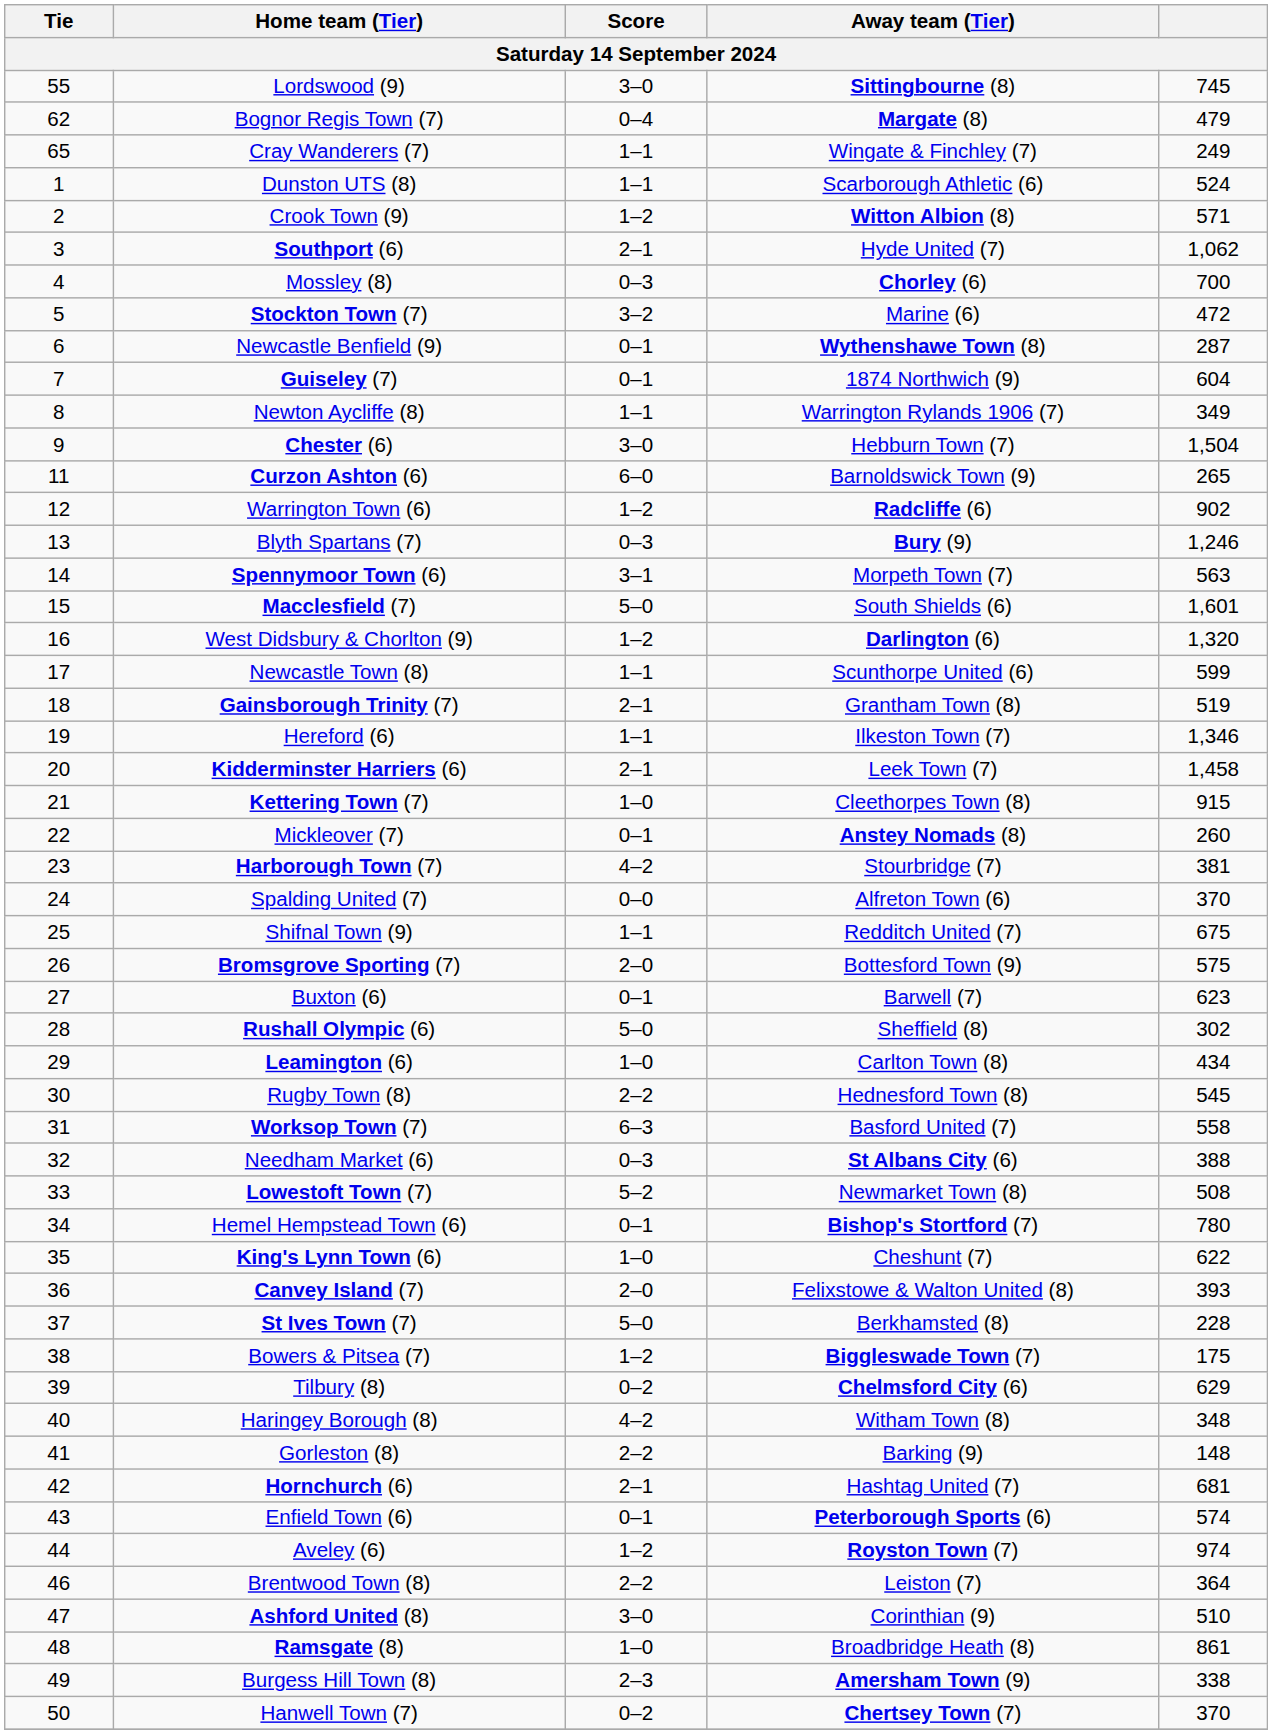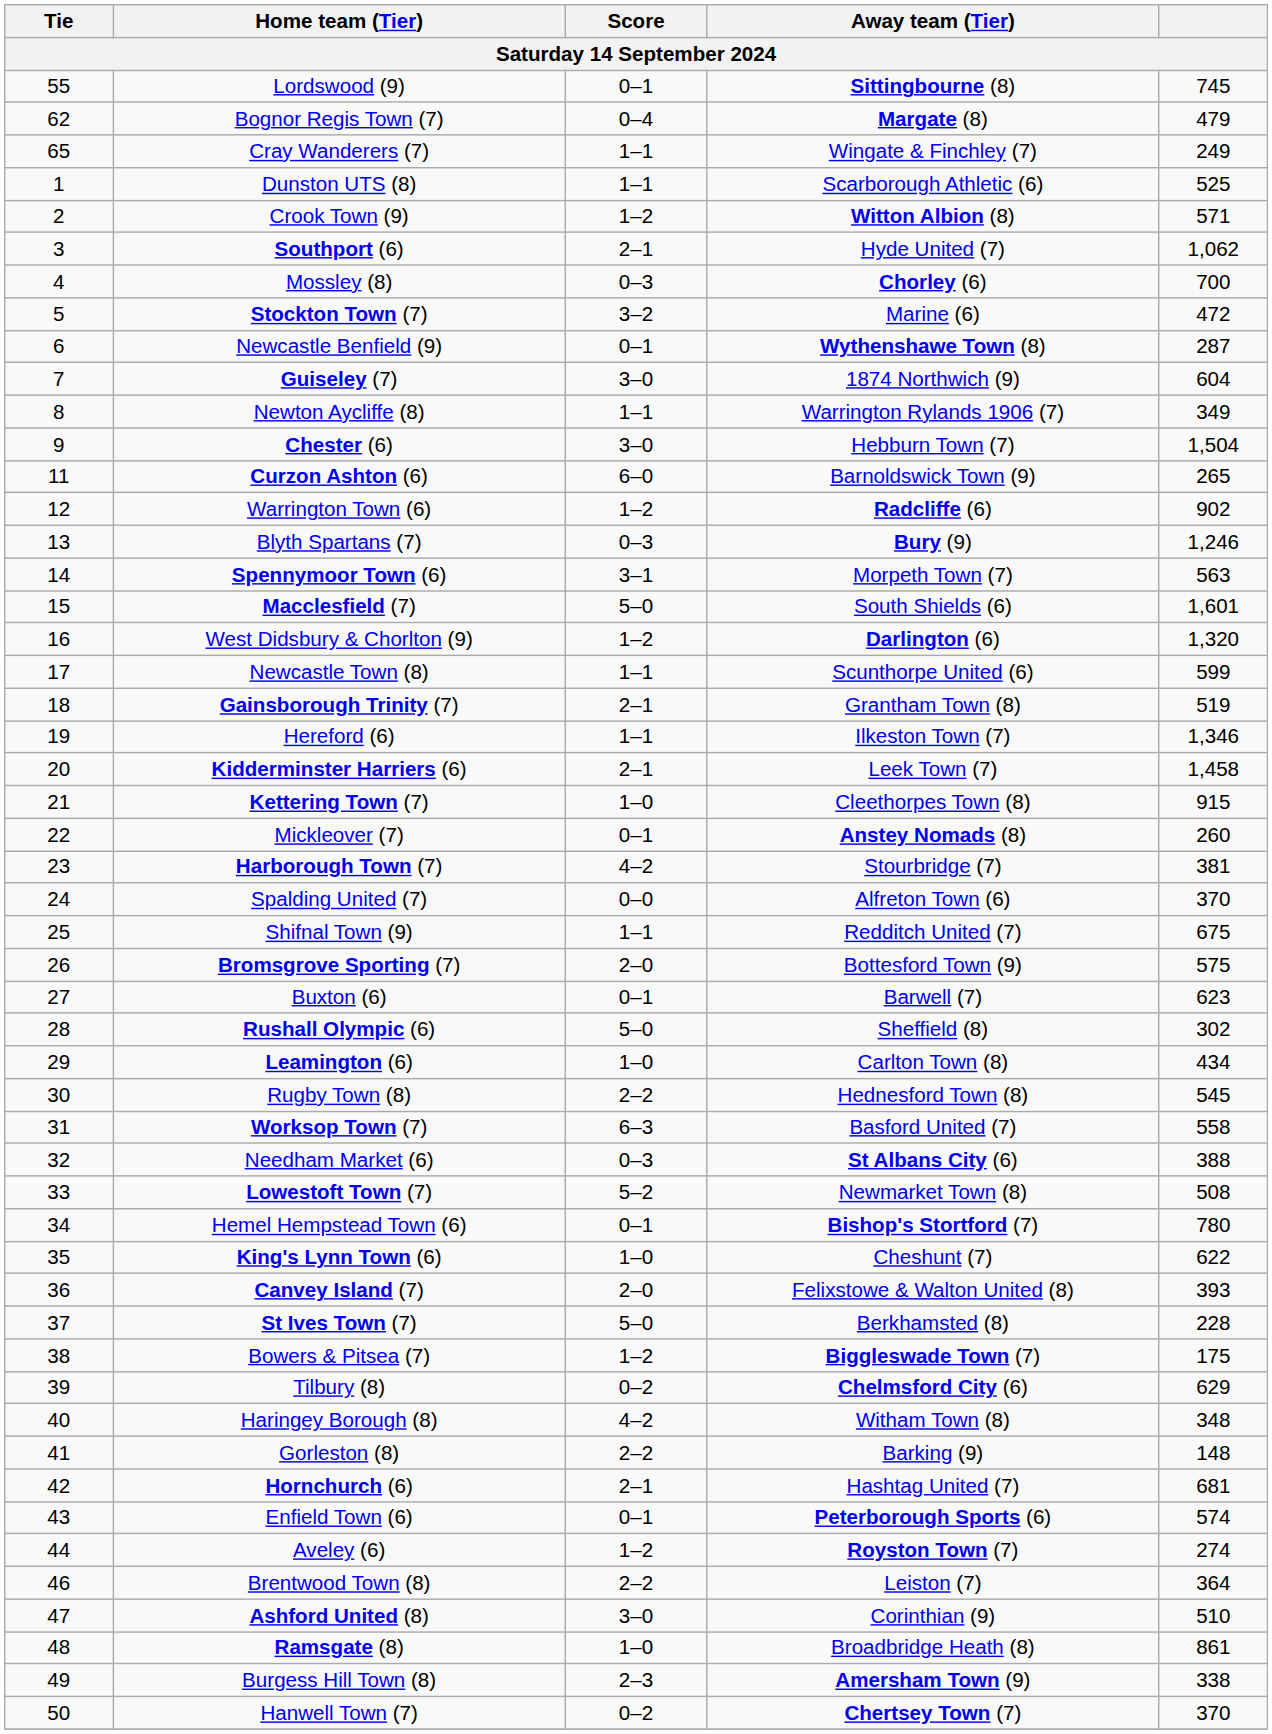(636, 86) 3–0 -> (636, 86) 0–1
(1213, 184) 524 -> (1213, 184) 525
(636, 379) 0–1 -> (636, 379) 3–0
(1213, 1550) 974 -> (1213, 1550) 274
